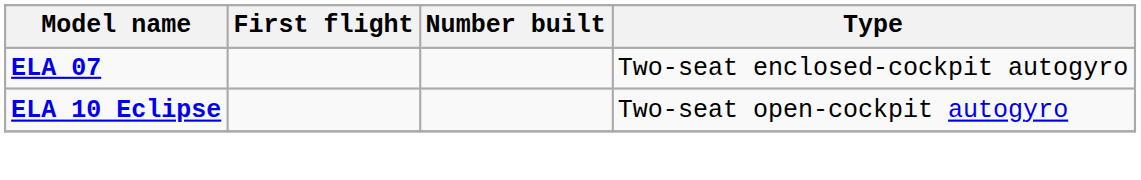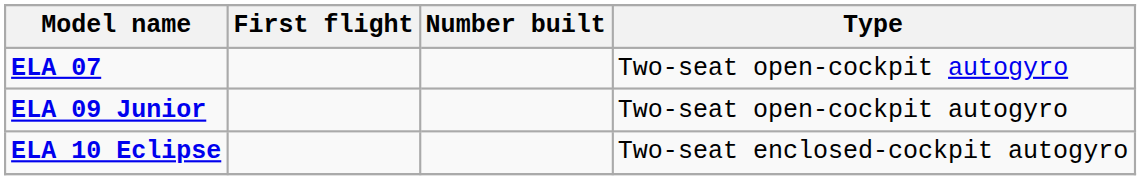(873, 68) Two-seat enclosed-cockpit autogyro -> (843, 68) Two-seat open-cockpit autogyro
+ row: (109, 110)
(843, 110) Two-seat open-cockpit autogyro -> (873, 152) Two-seat enclosed-cockpit autogyro
